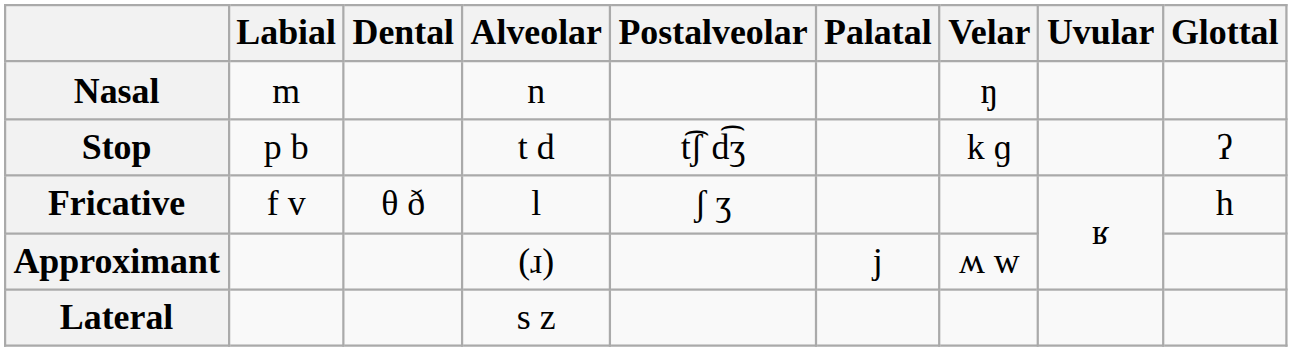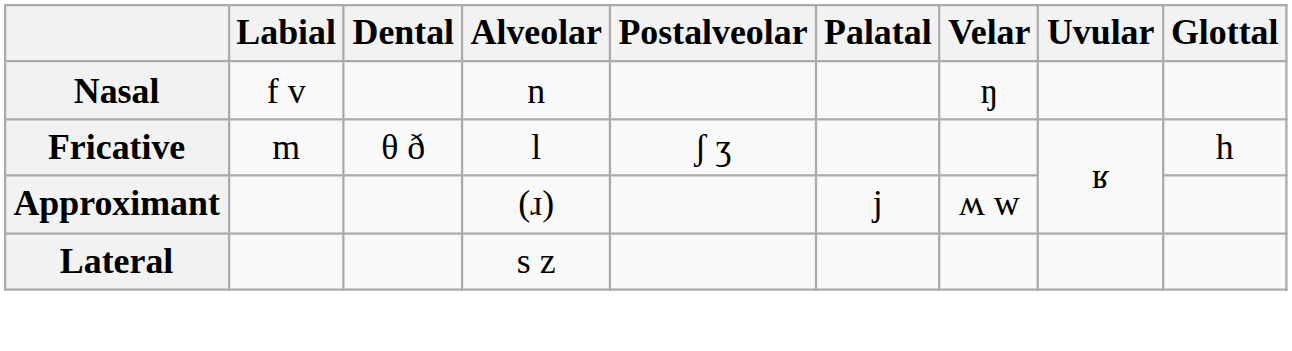(286, 89) m -> (286, 89) f v
- row: (117, 146)
(286, 203) f v -> (286, 146) m
